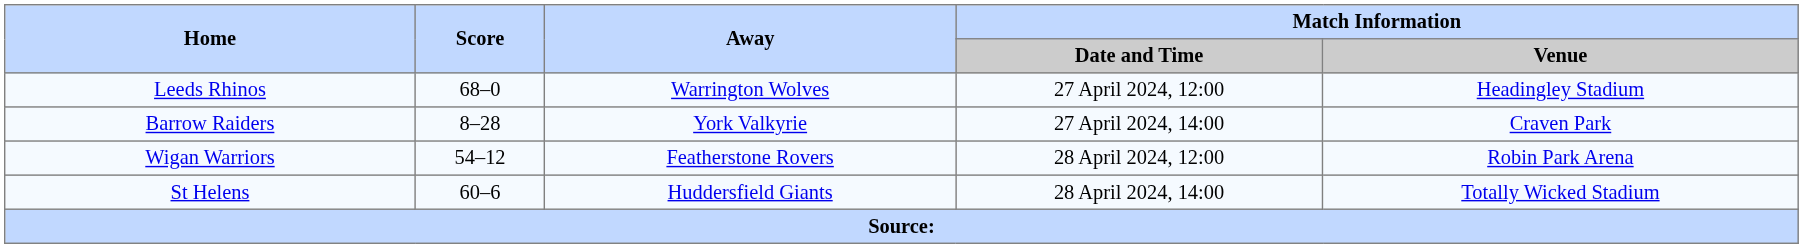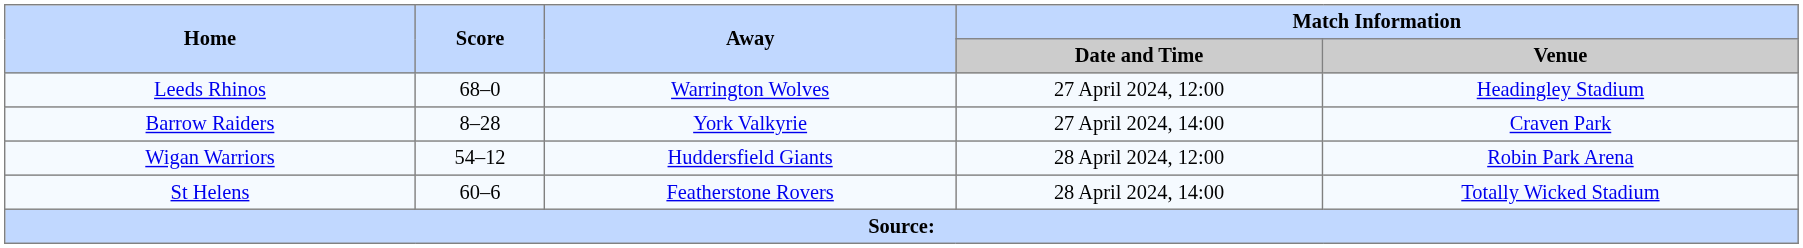(750, 157) Featherstone Rovers -> (750, 157) Huddersfield Giants
(750, 191) Huddersfield Giants -> (750, 191) Featherstone Rovers
